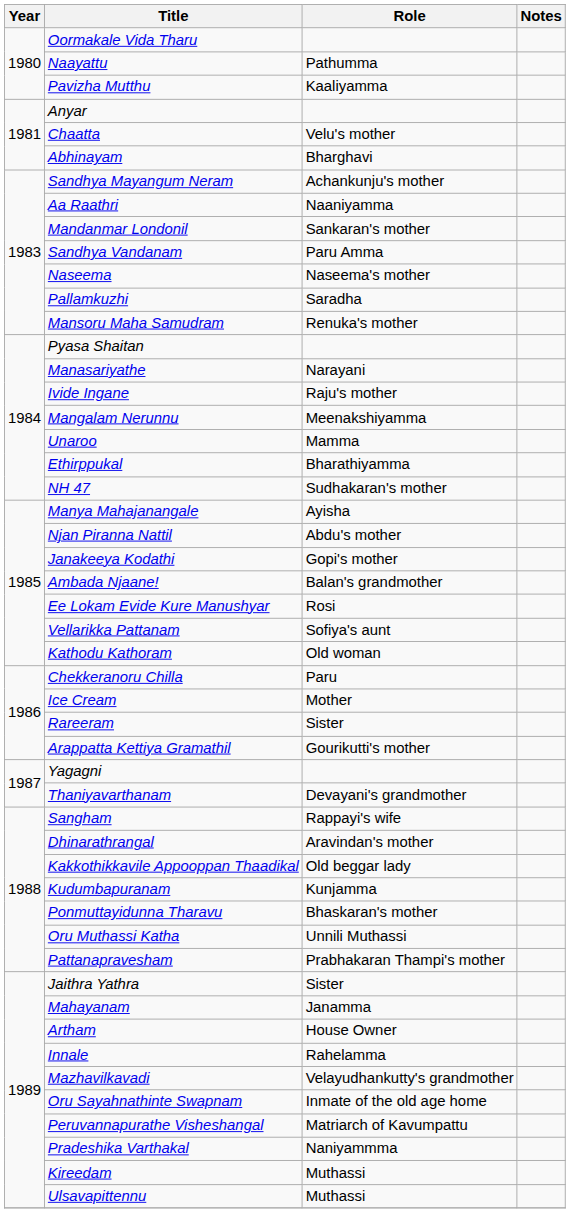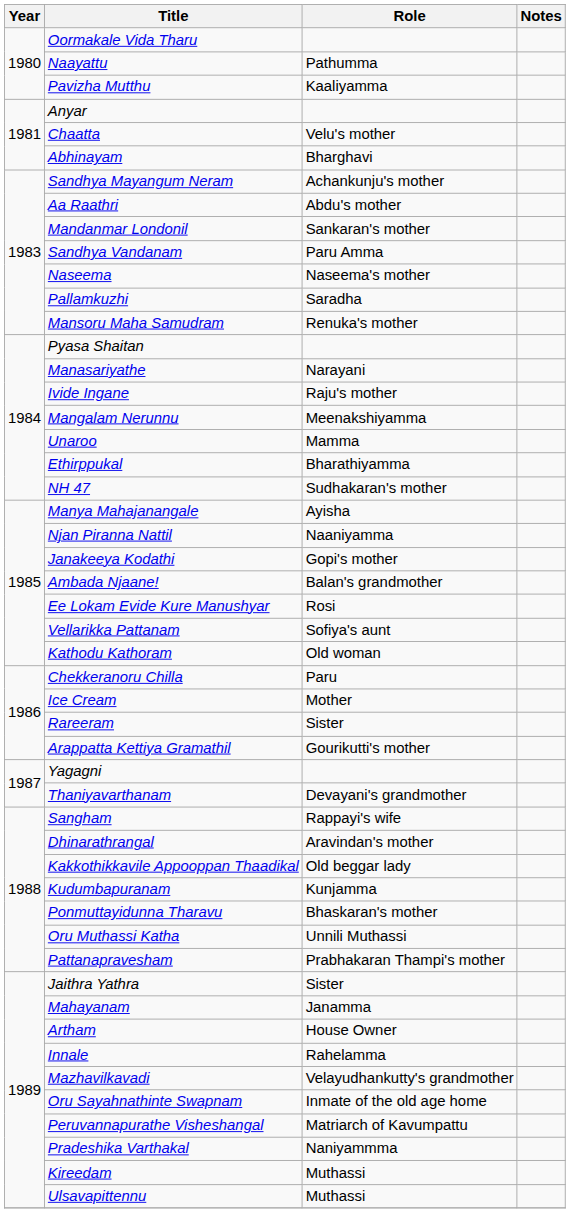(349, 205) Naaniyamma -> (353, 205) Abdu's mother
(353, 535) Abdu's mother -> (349, 535) Naaniyamma
